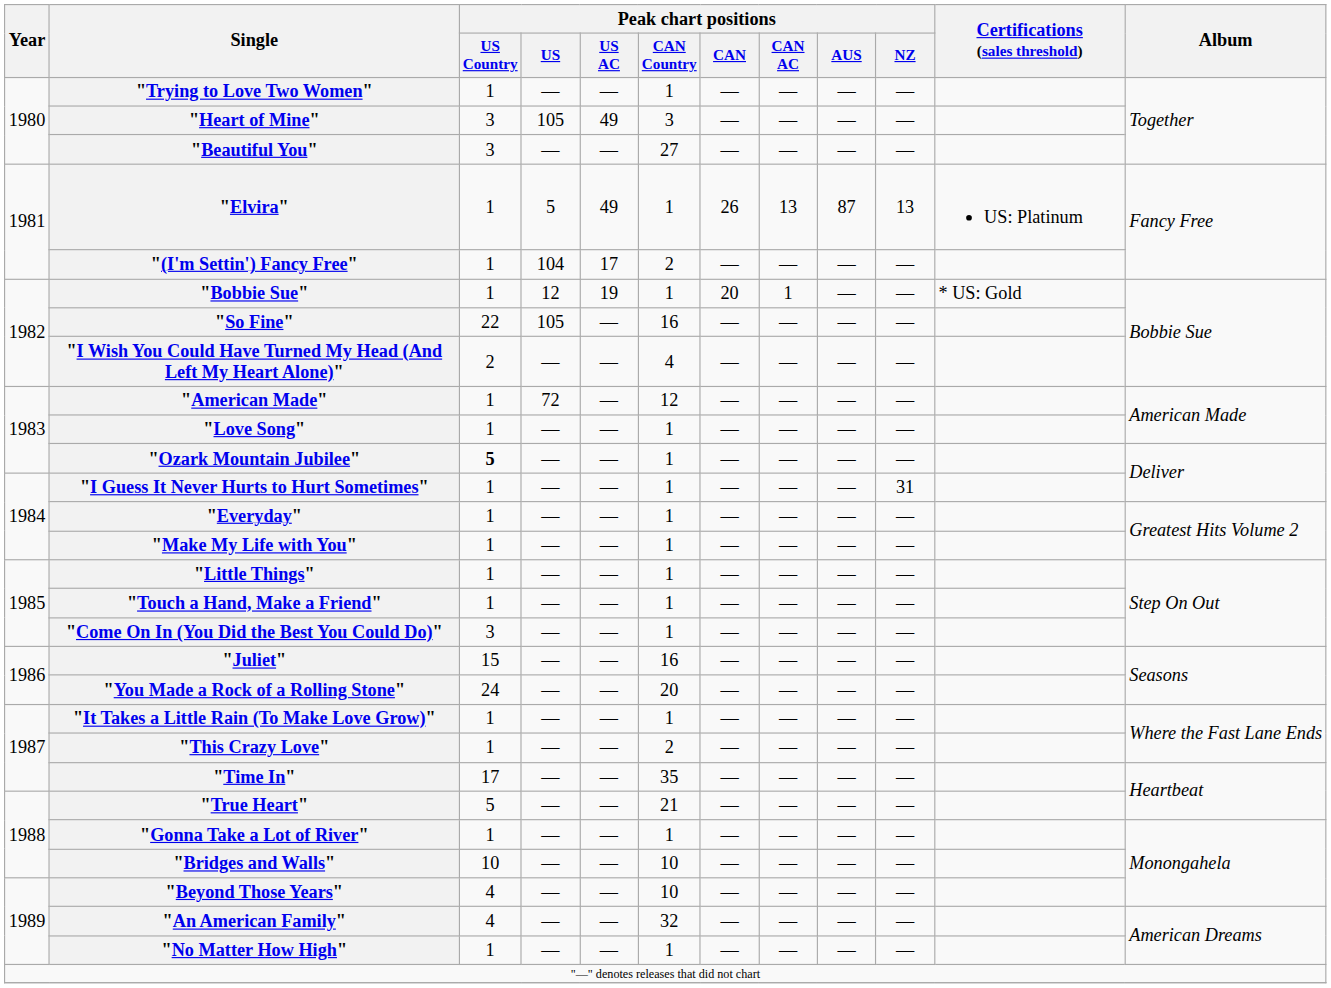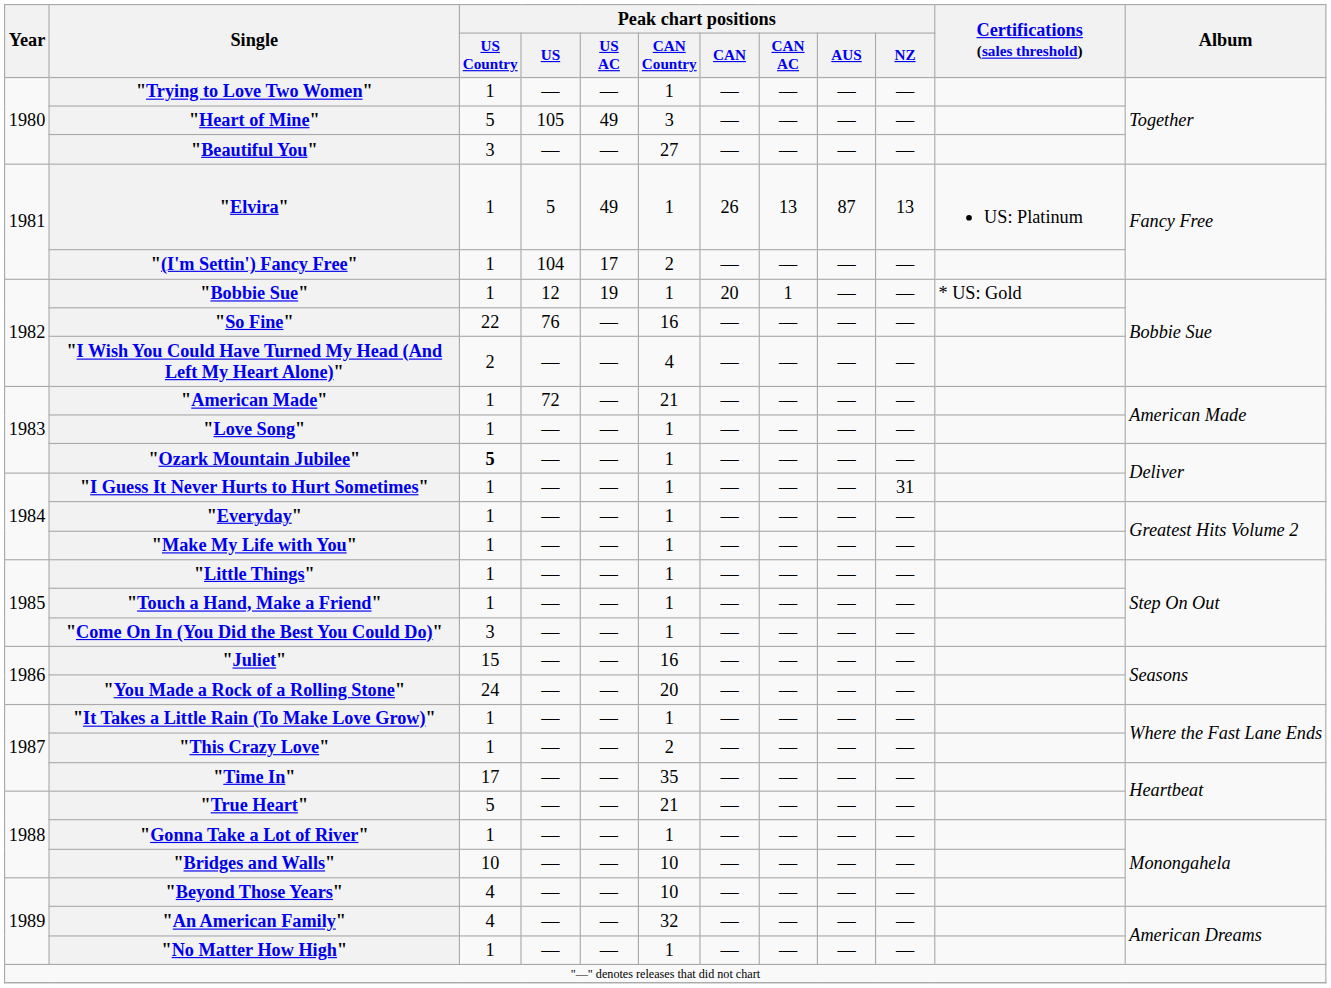(490, 120) 3 -> (490, 120) 5
(550, 322) 105 -> (550, 322) 76
(669, 400) 12 -> (669, 400) 21
